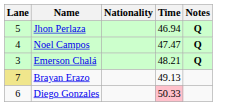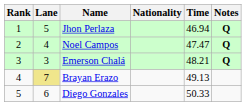+ column: (19, 12)
(169, 93) pink background -> (198, 93) no background
